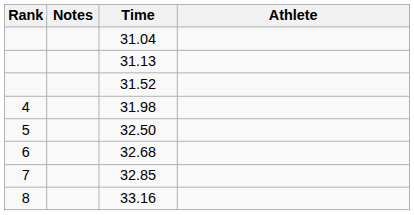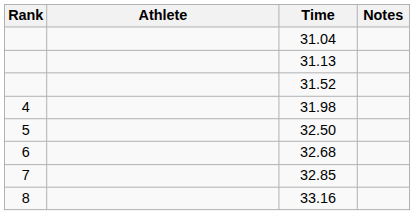columns swapped: (293, 15) <-> (73, 15)
